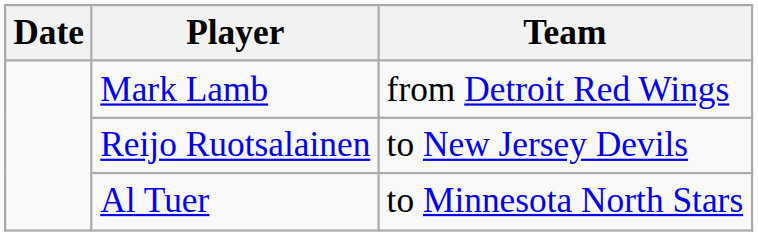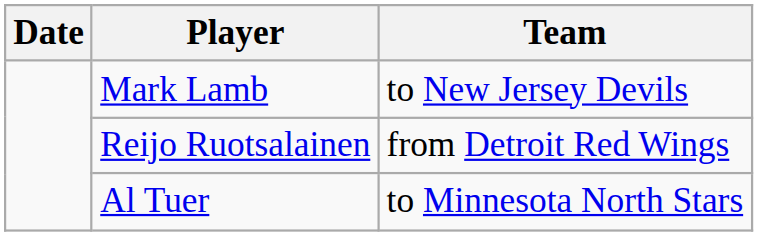(558, 88) from Detroit Red Wings -> (537, 88) to New Jersey Devils
(537, 144) to New Jersey Devils -> (558, 144) from Detroit Red Wings
